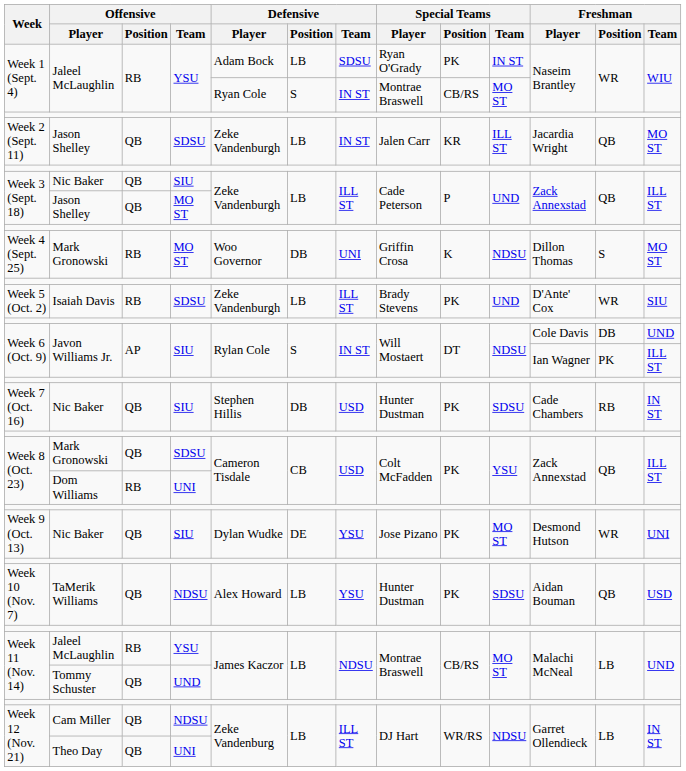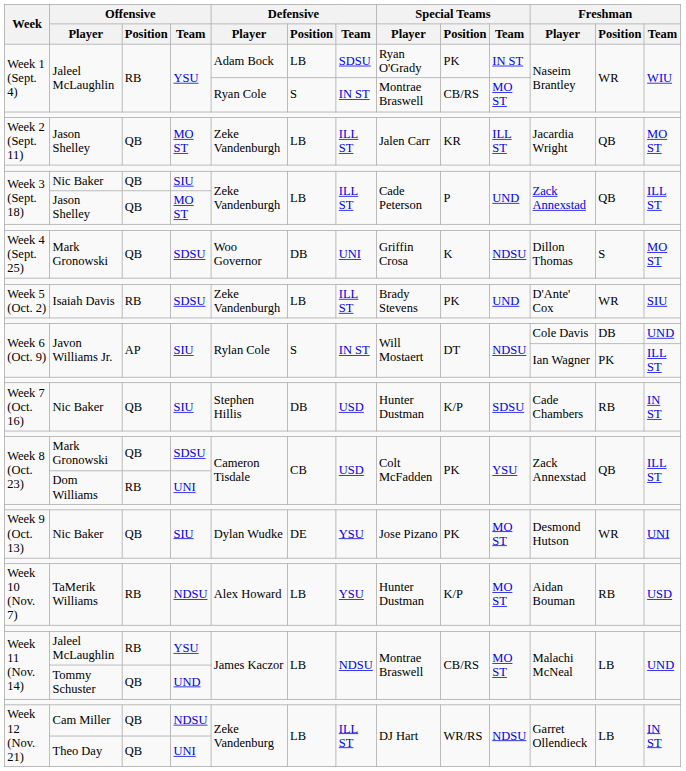(189, 141) SDSU -> (184, 141) MO ST
(354, 141) IN ST -> (349, 141) ILL ST
(133, 254) RB -> (133, 254) QB
(184, 254) MO ST -> (189, 254) SDSU
(452, 407) PK -> (453, 407) K/P
(133, 594) QB -> (133, 594) RB
(452, 594) PK -> (453, 594) K/P
(508, 594) SDSU -> (502, 594) MO ST
(607, 594) QB -> (607, 594) RB
